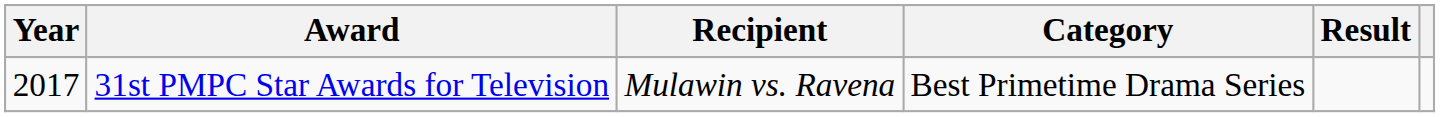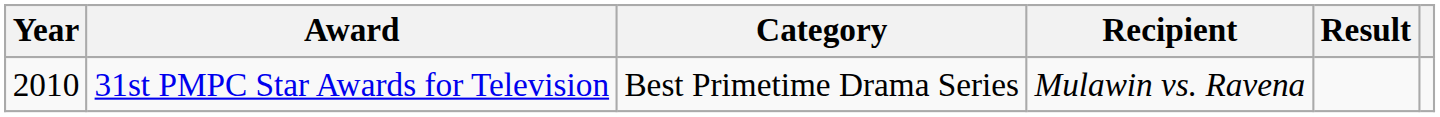columns swapped: (1108, 30) <-> (760, 30)
(46, 83) 2017 -> (46, 83) 2010
